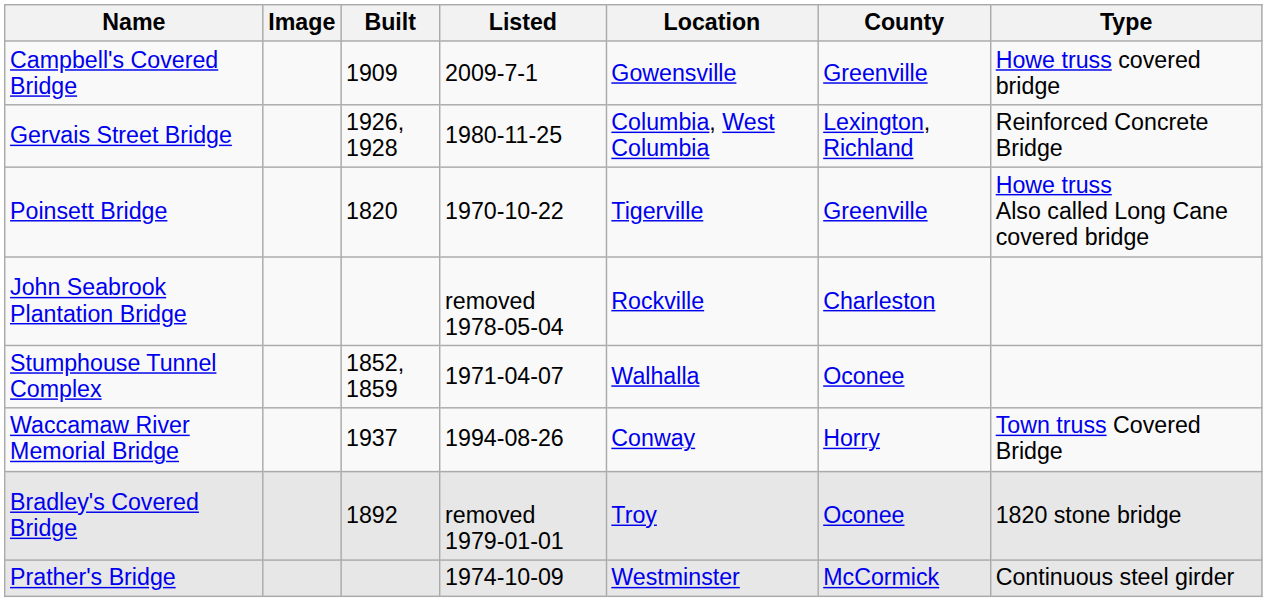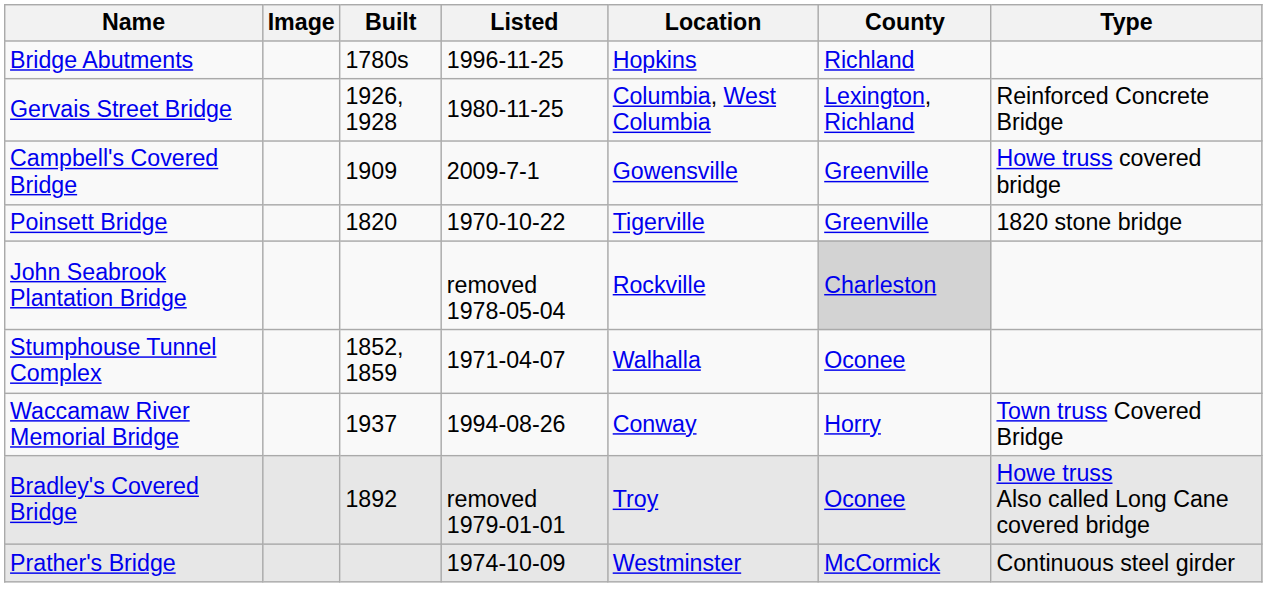+ row: (102, 59)
rows swapped: (114, 72) <-> (121, 135)
(1112, 211) Howe truss Also called Long Cane covered bridge -> (1089, 222) 1820 stone bridge
(879, 300) no background -> (880, 285) lightgrey background
(1089, 515) 1820 stone bridge -> (1113, 499) Howe truss Also called Long Cane covered bridge
